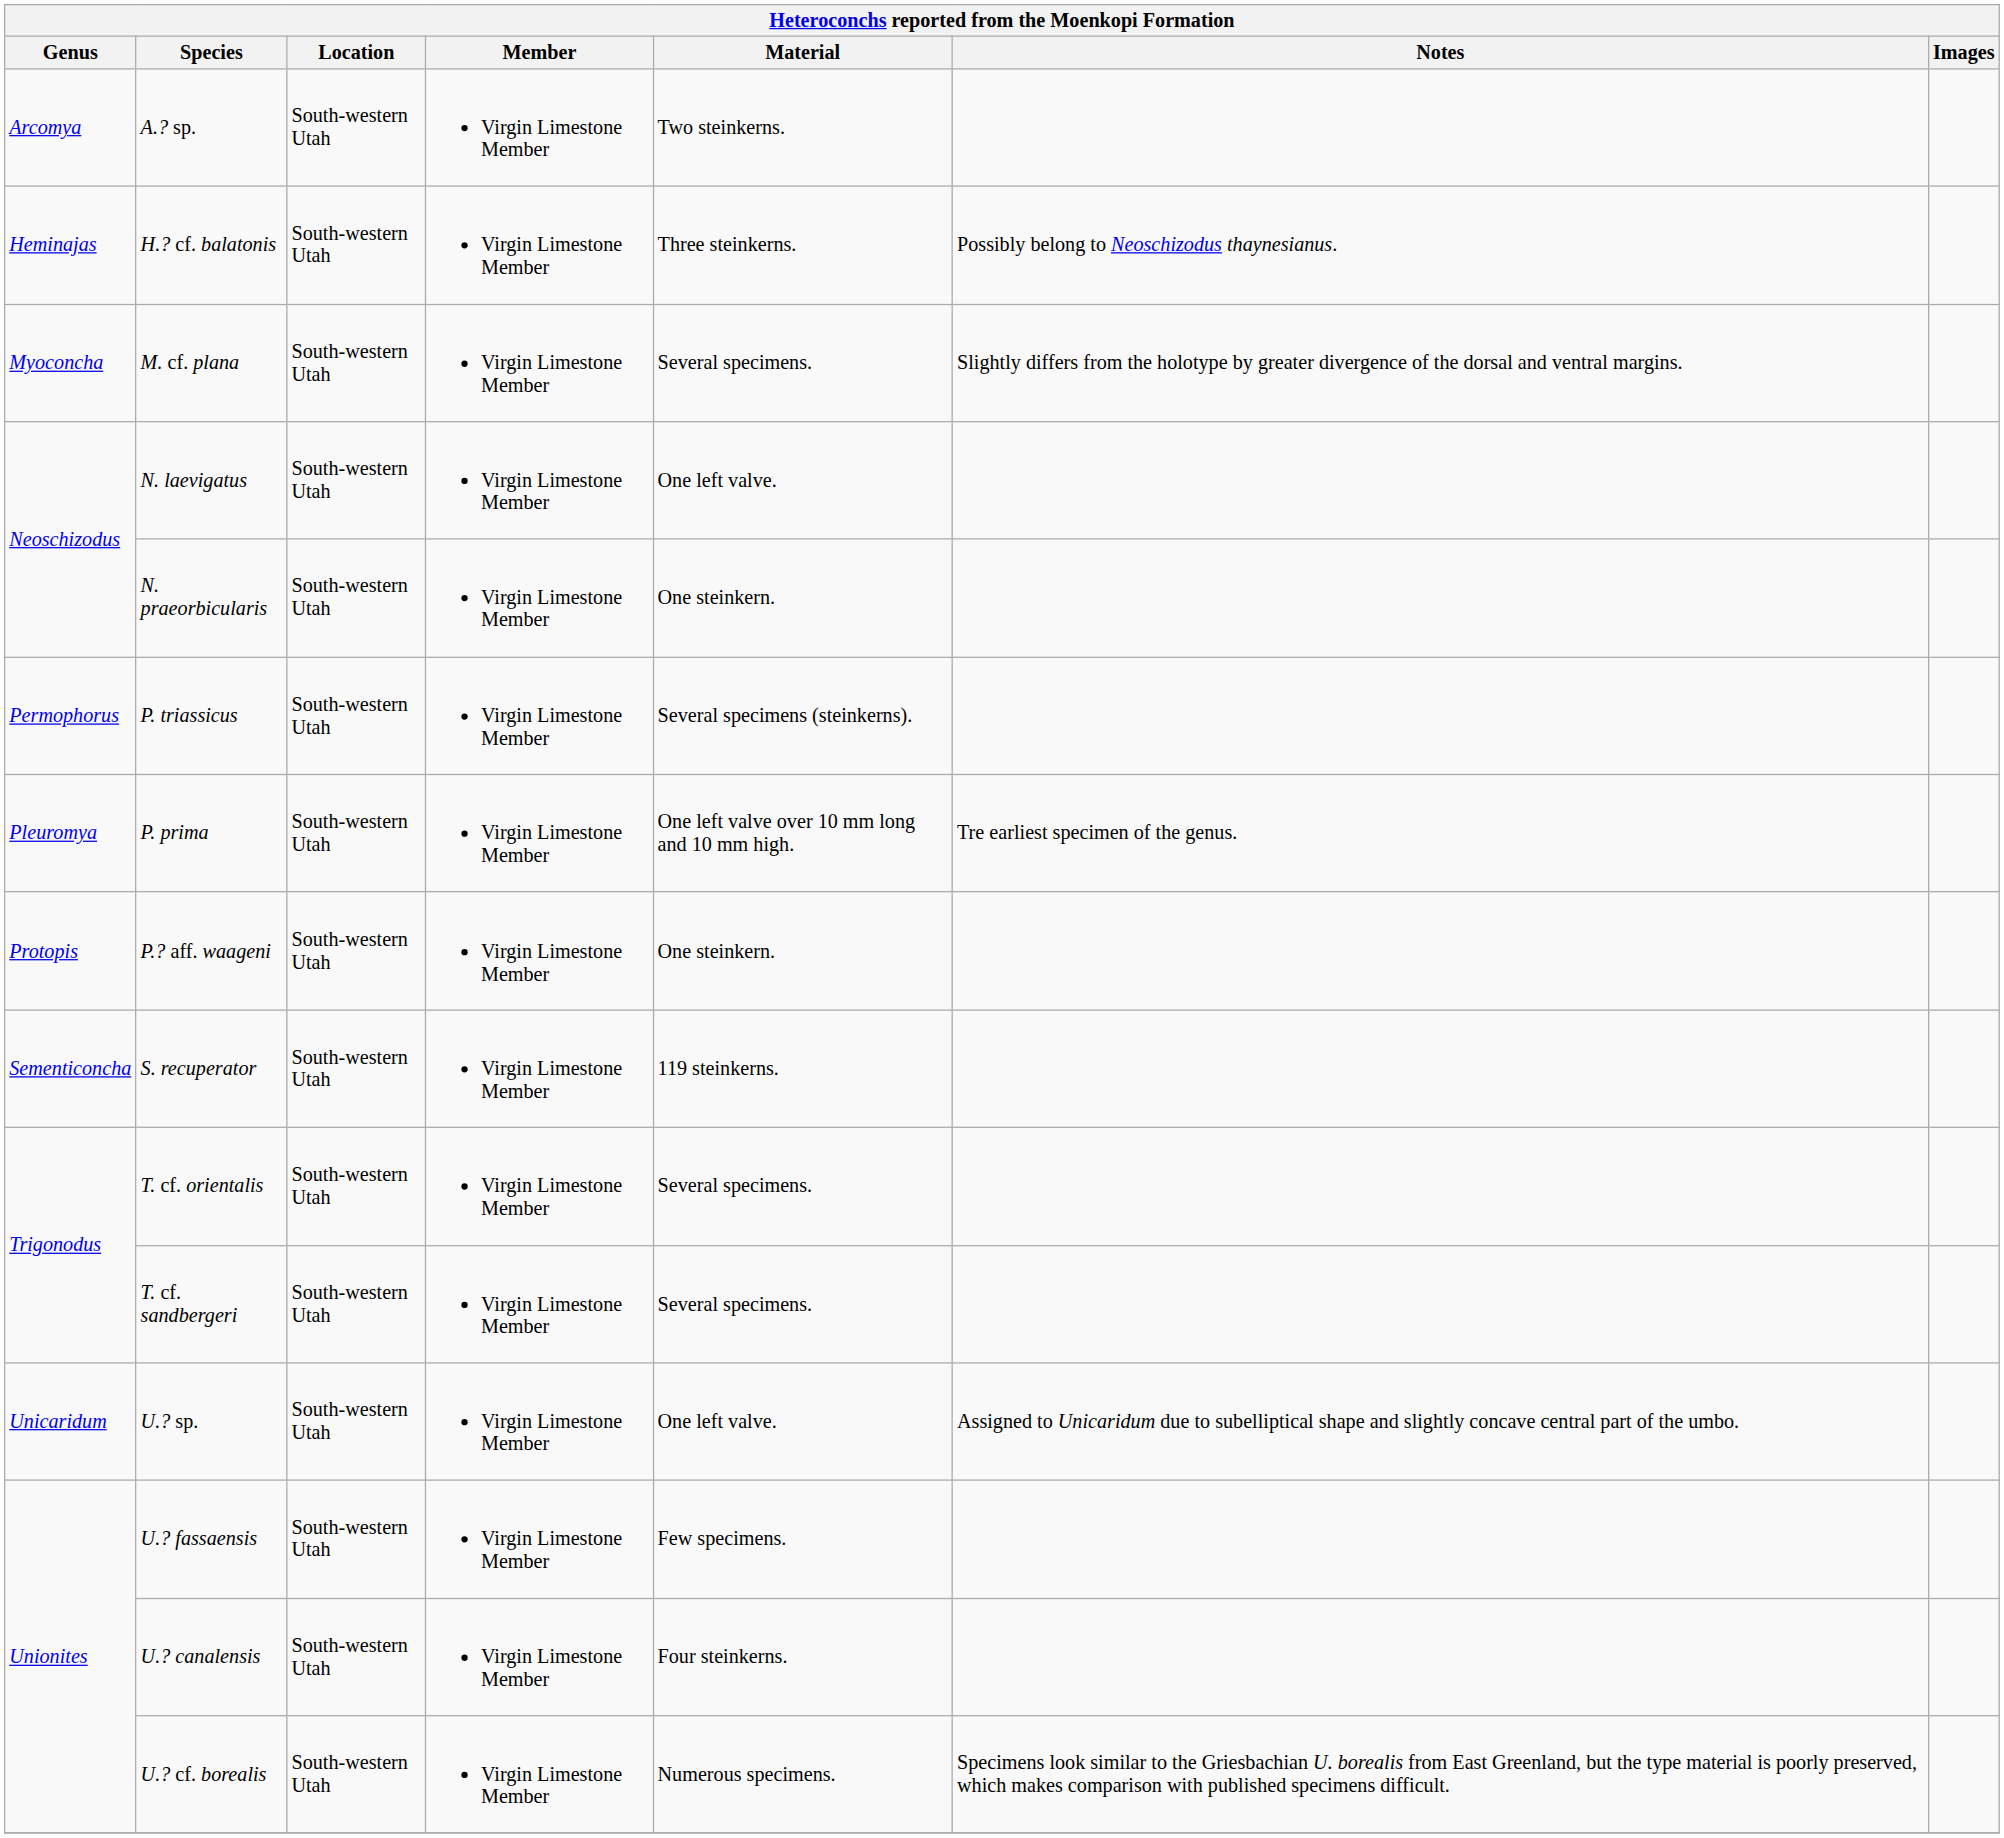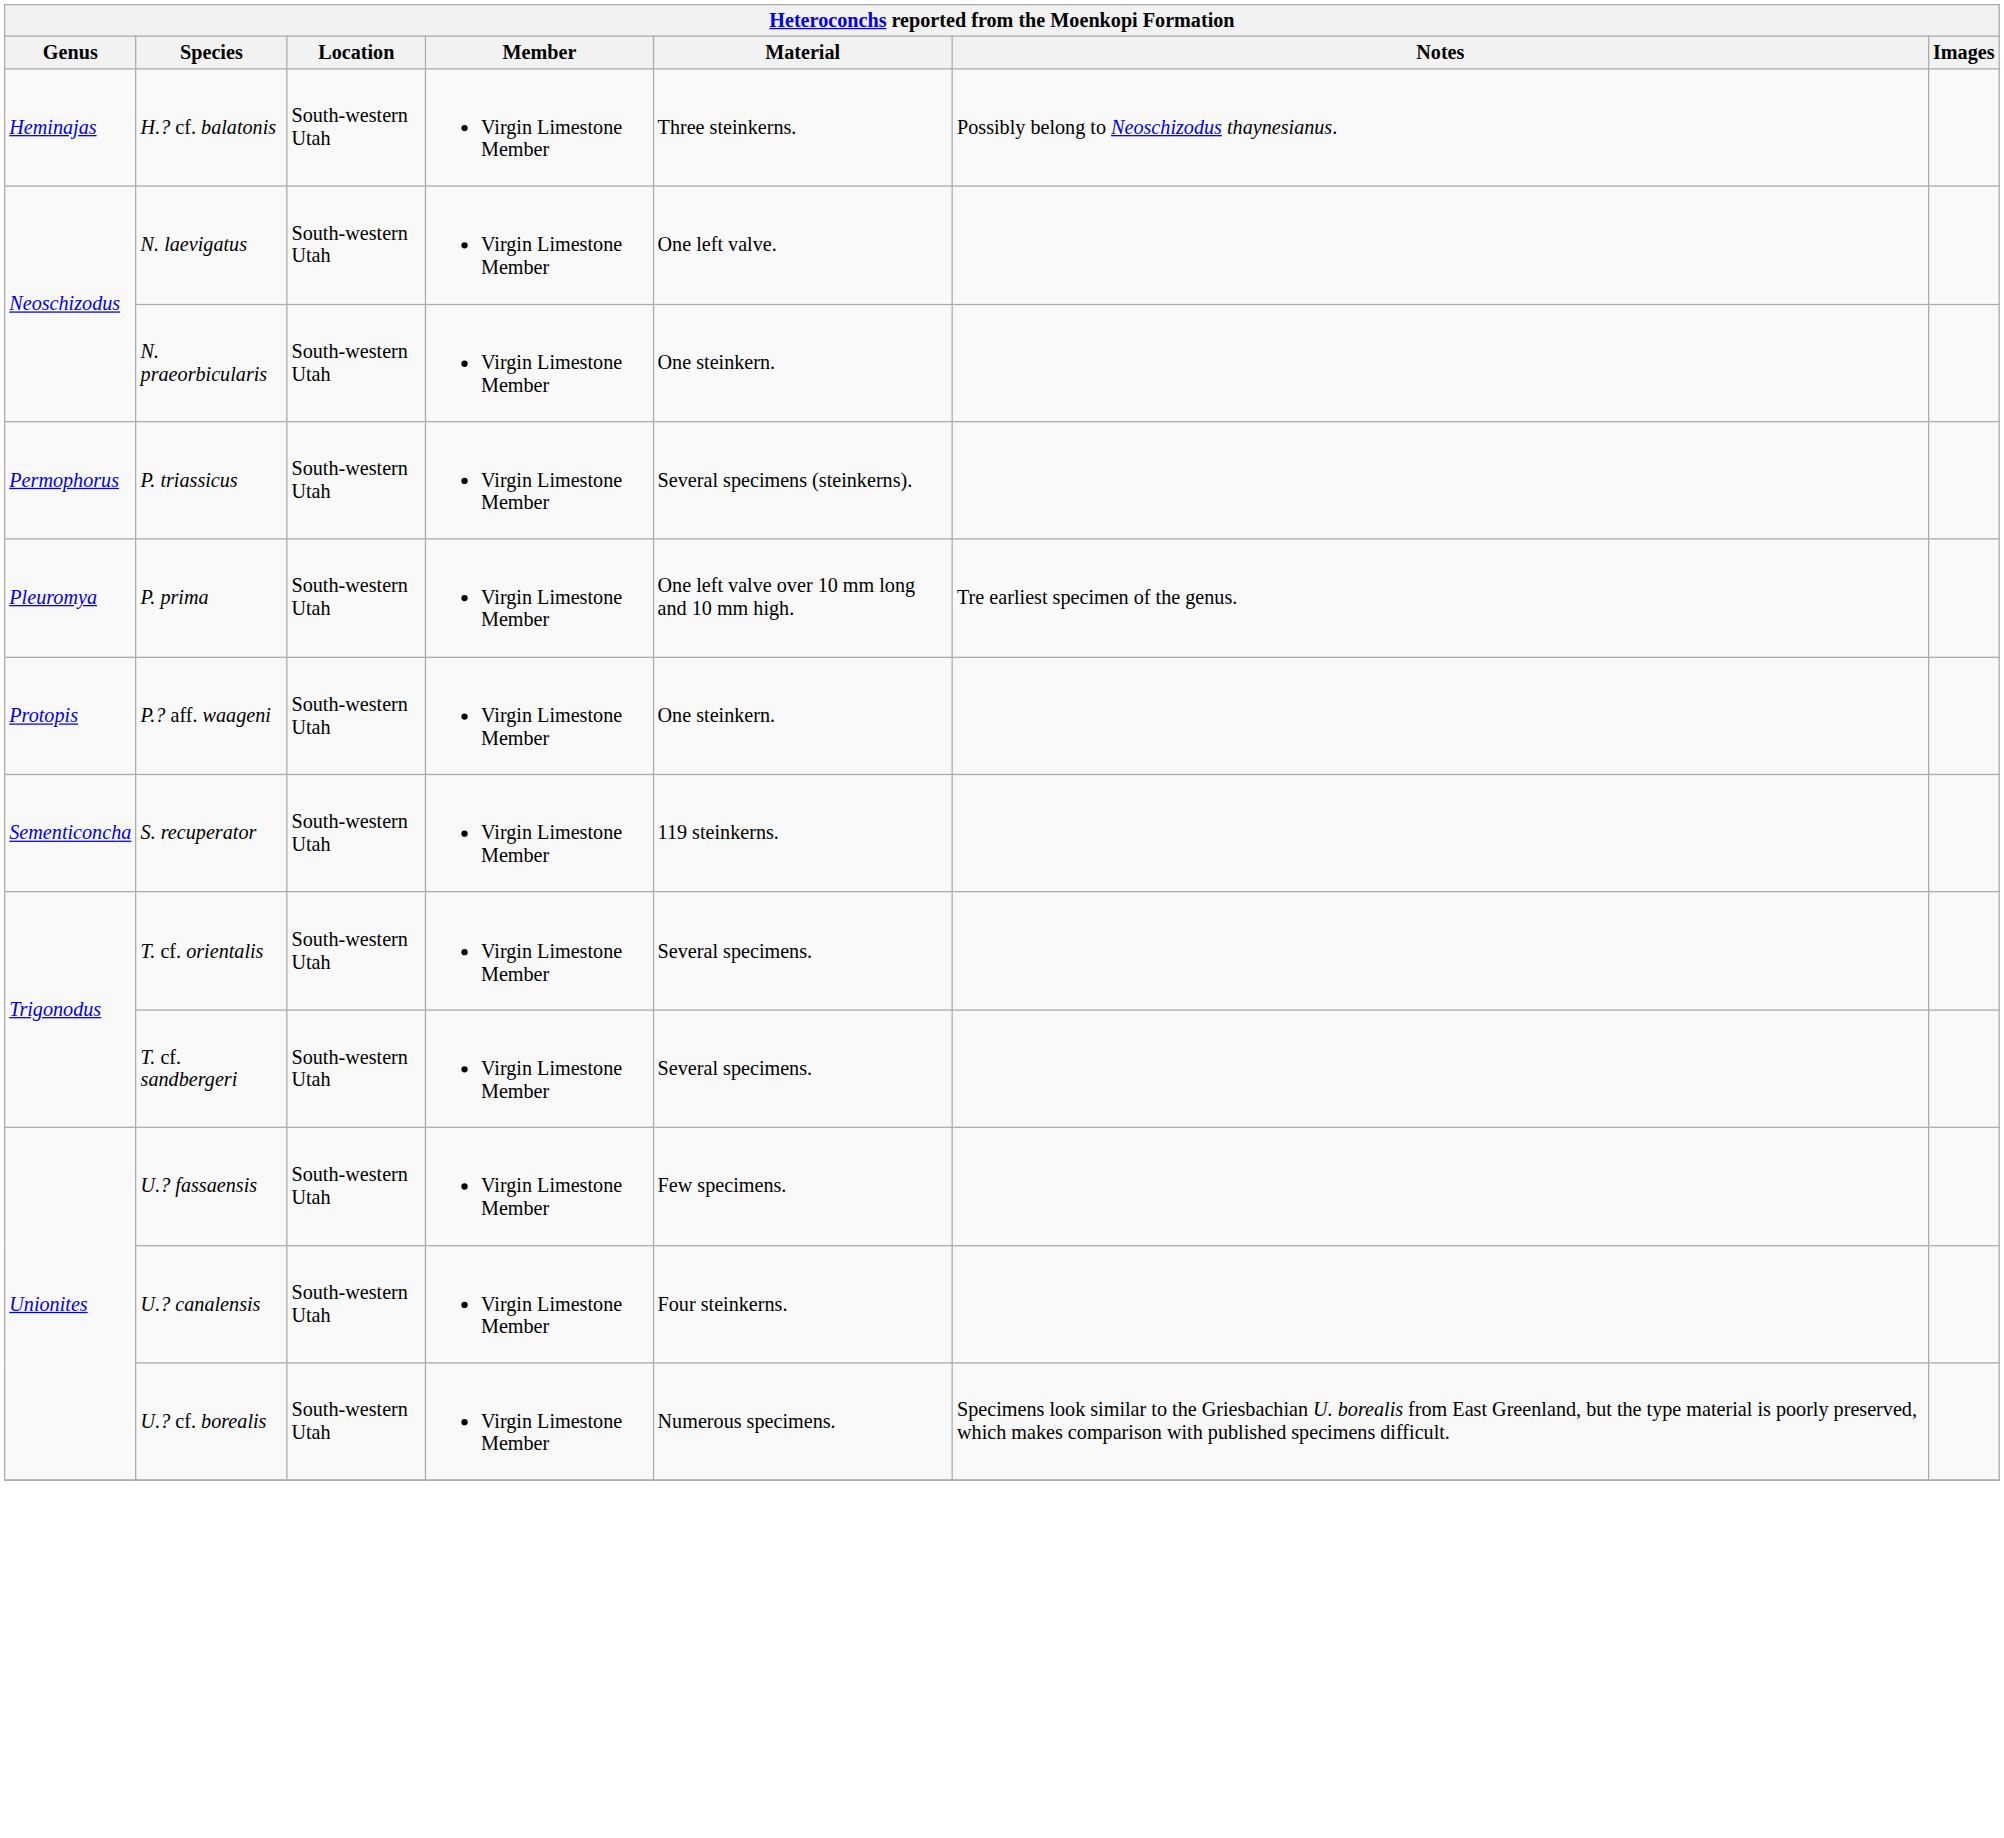- row: (168, 127)
- row: (190, 362)
- row: (169, 1421)
